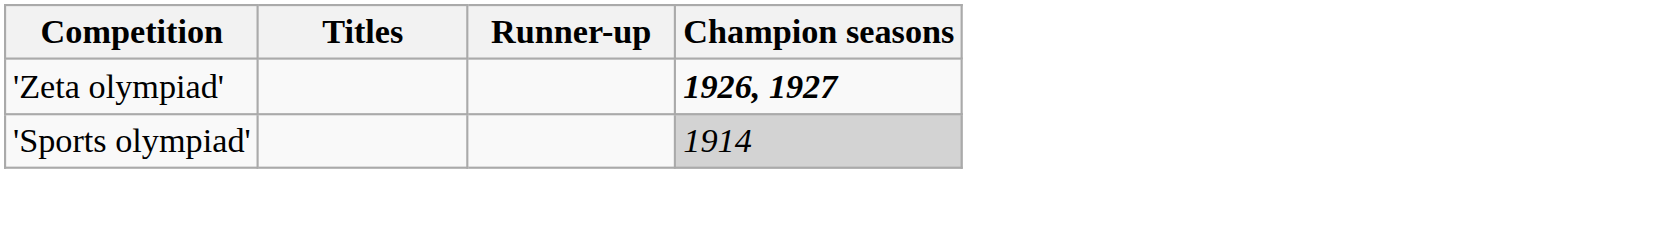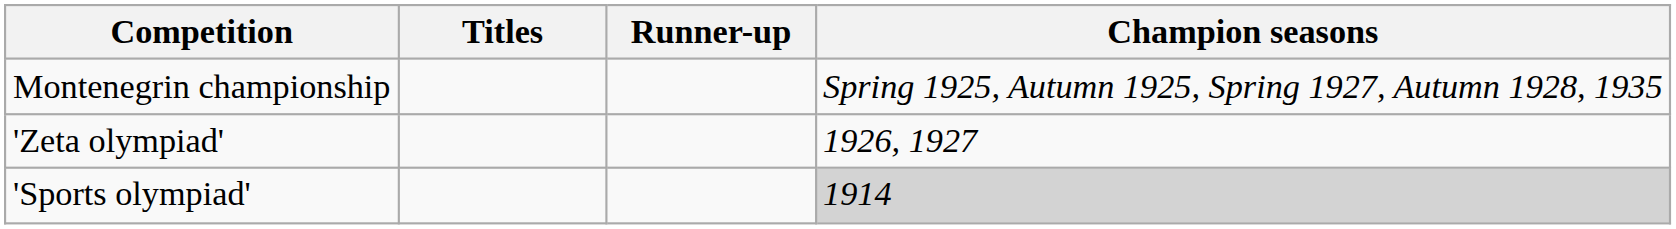+ row: (202, 85)
(760, 85) bold -> (900, 140) normal
